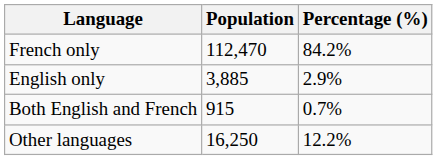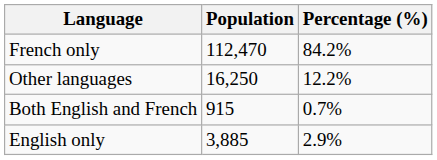rows swapped: (57, 79) <-> (71, 139)
